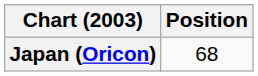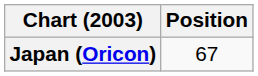(207, 53) 68 -> (207, 53) 67
